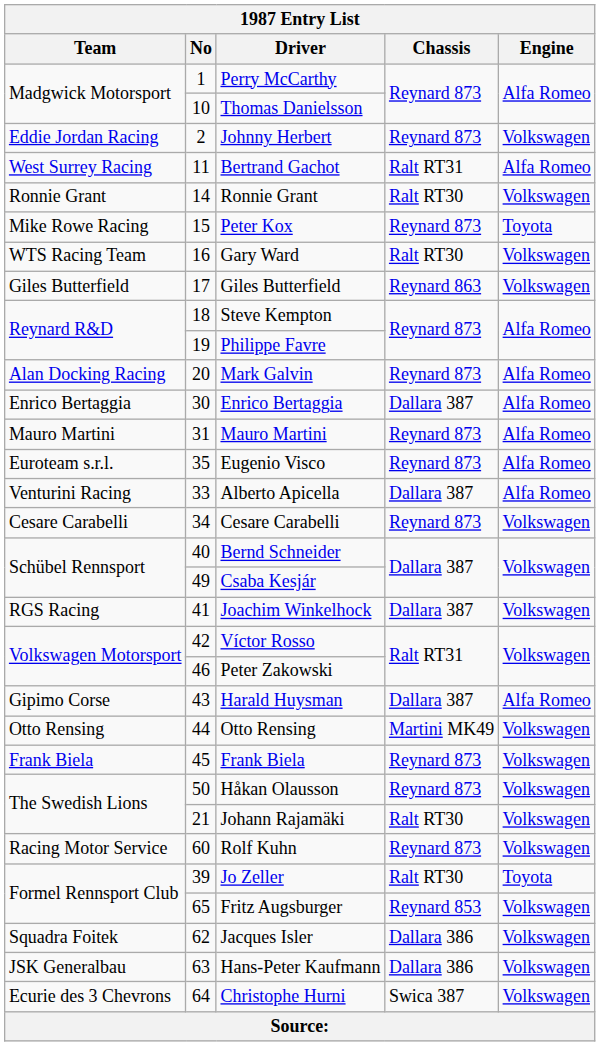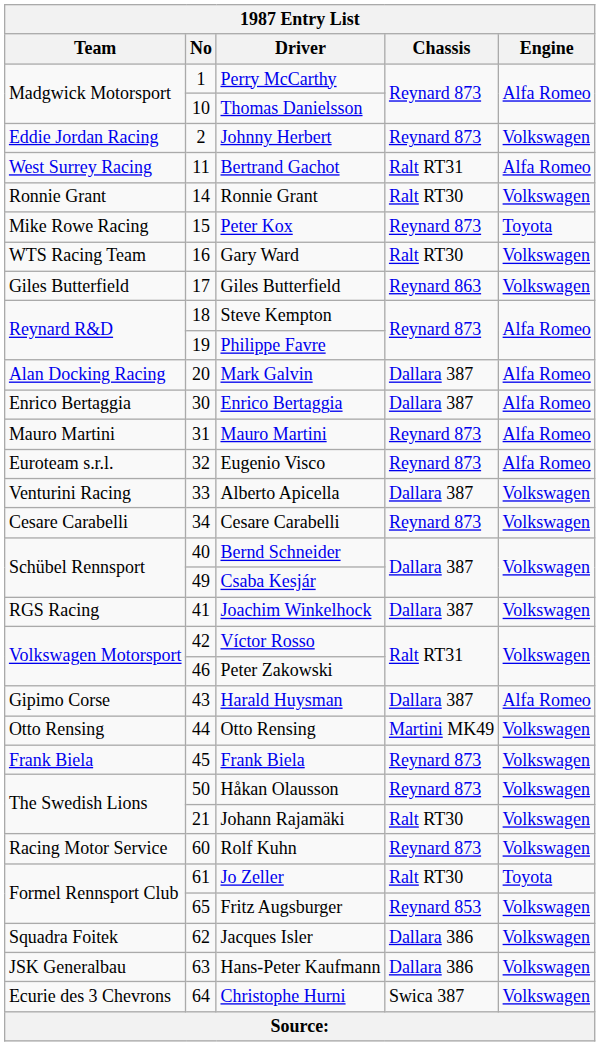(435, 374) Reynard 873 -> (431, 374) Dallara 387
(201, 463) 35 -> (201, 463) 32
(547, 492) Alfa Romeo -> (546, 492) Volkswagen
(201, 877) 39 -> (201, 877) 61
